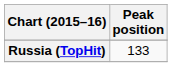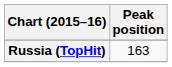(138, 51) 133 -> (138, 51) 163
